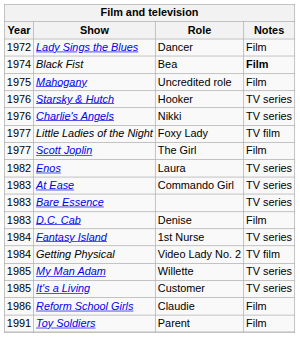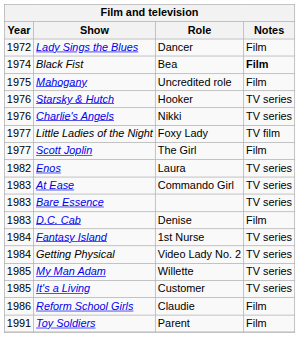(263, 254) TV film -> (269, 254) TV series
